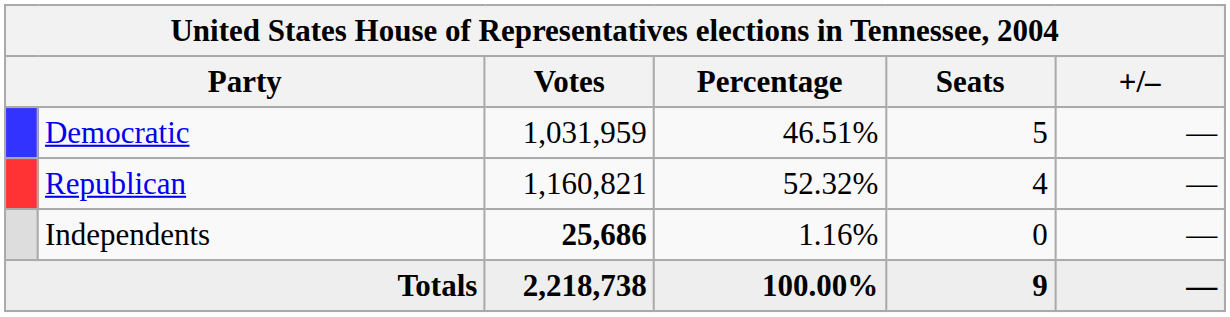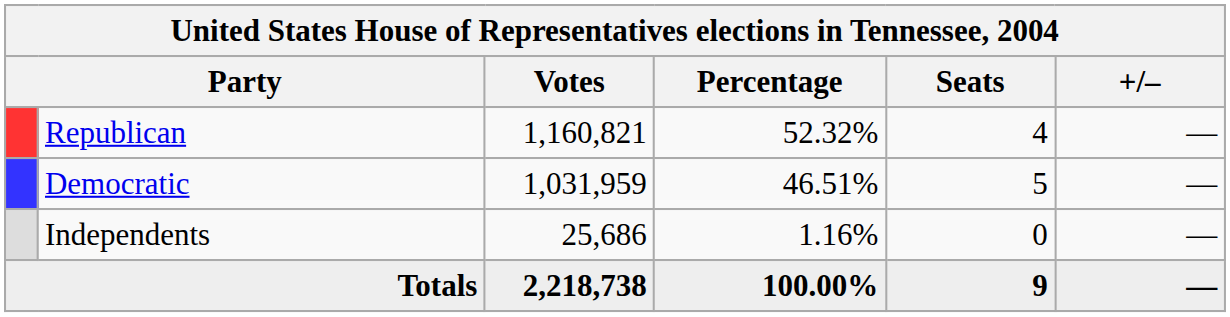rows swapped: (117, 132) <-> (116, 183)
(604, 234) bold -> (604, 234) normal
